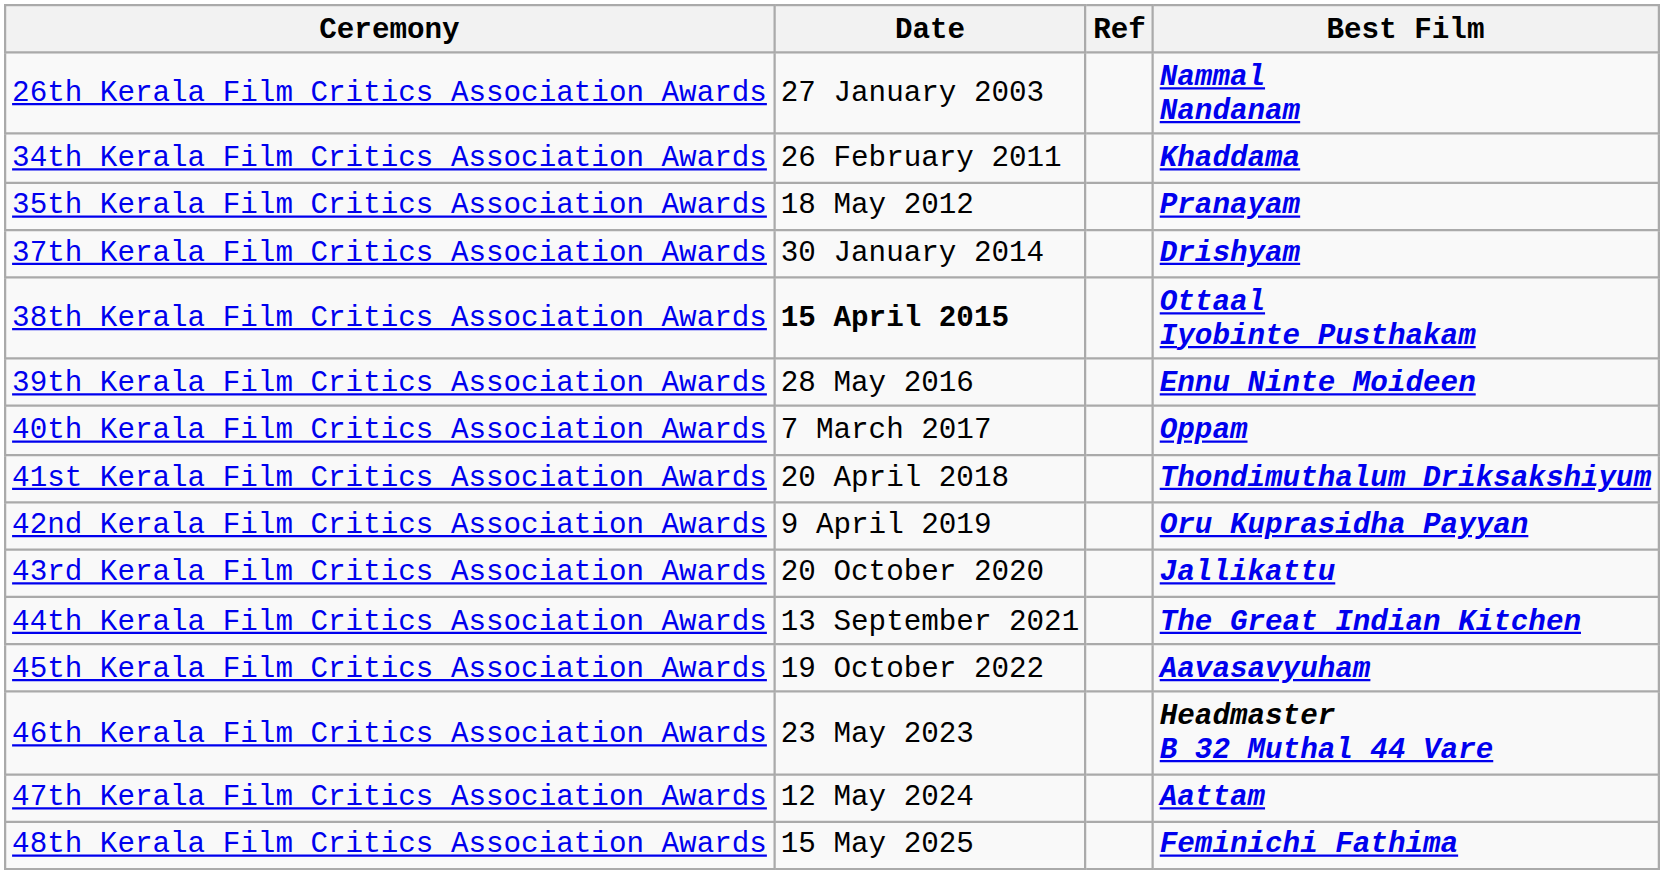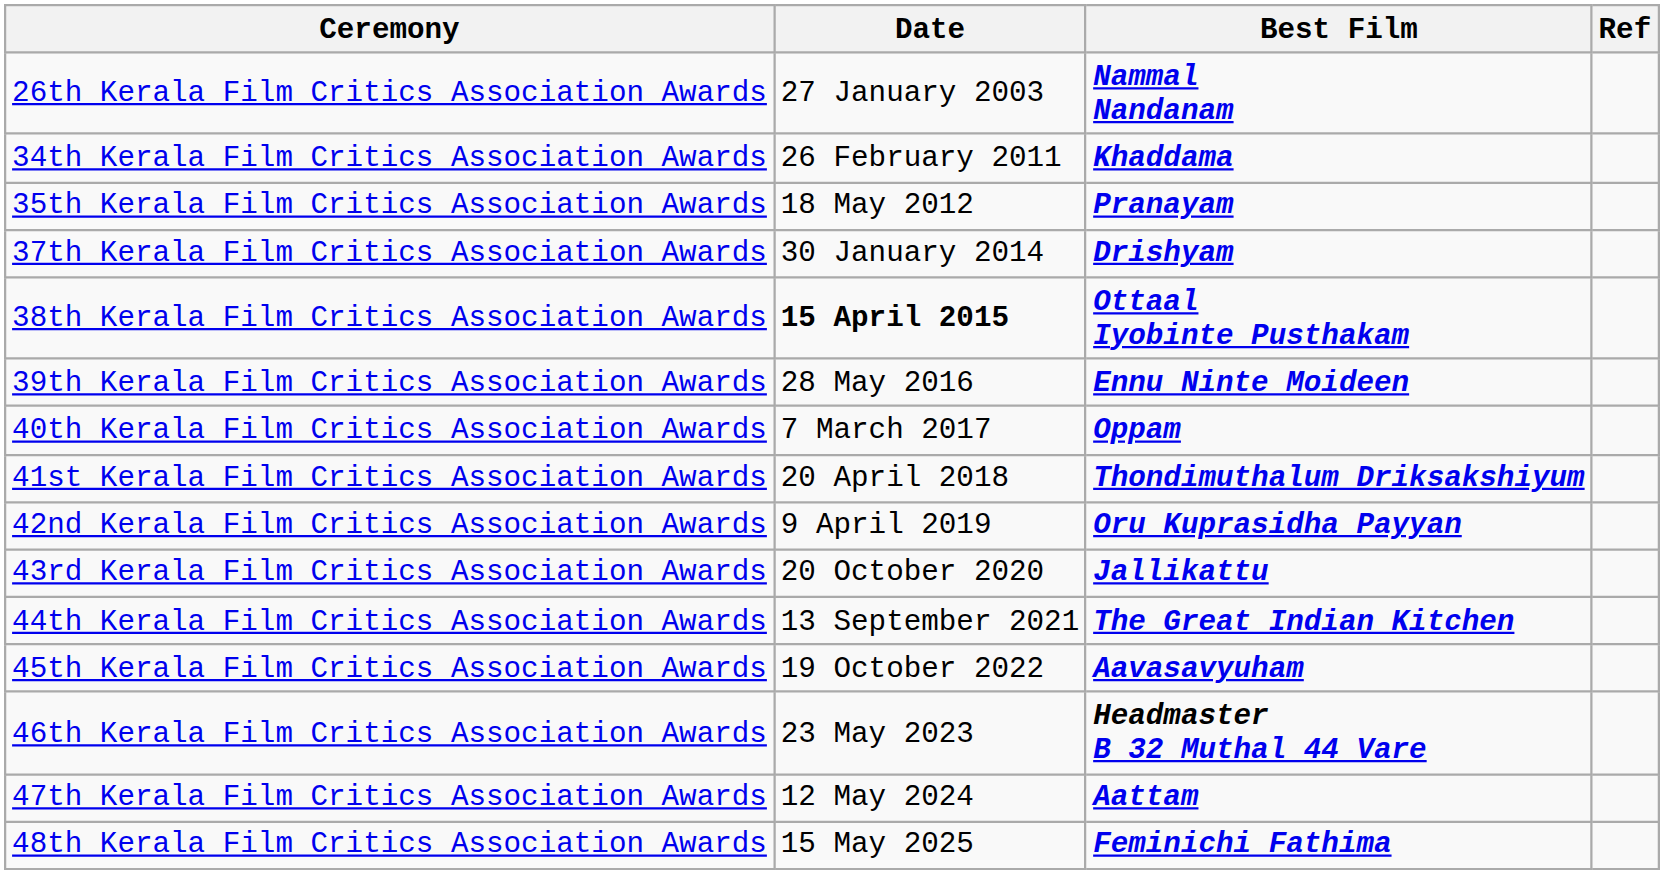columns swapped: (1405, 29) <-> (1119, 29)
